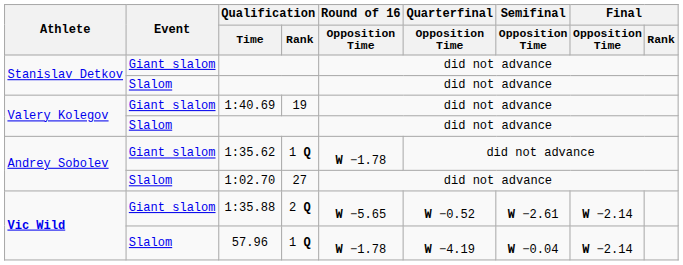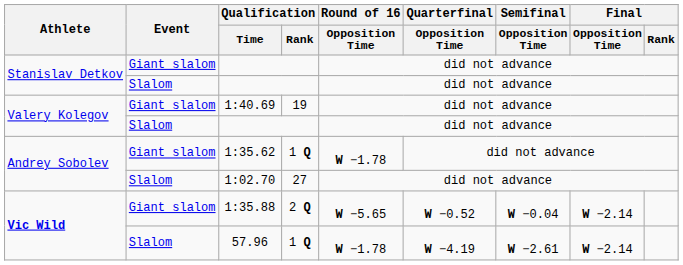(533, 215) W −2.61 -> (533, 215) W −0.04
(533, 250) W −0.04 -> (533, 250) W −2.61
